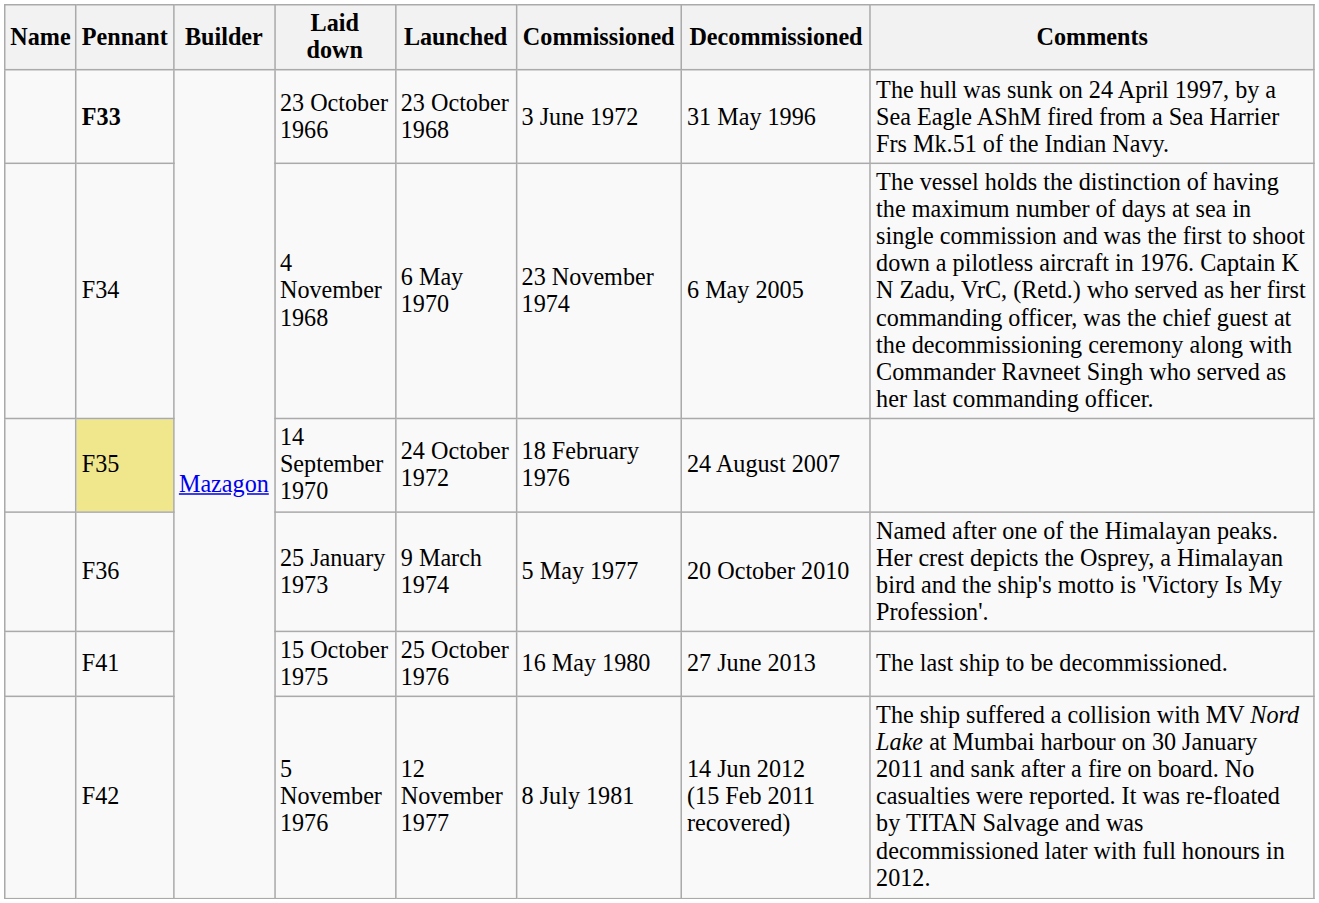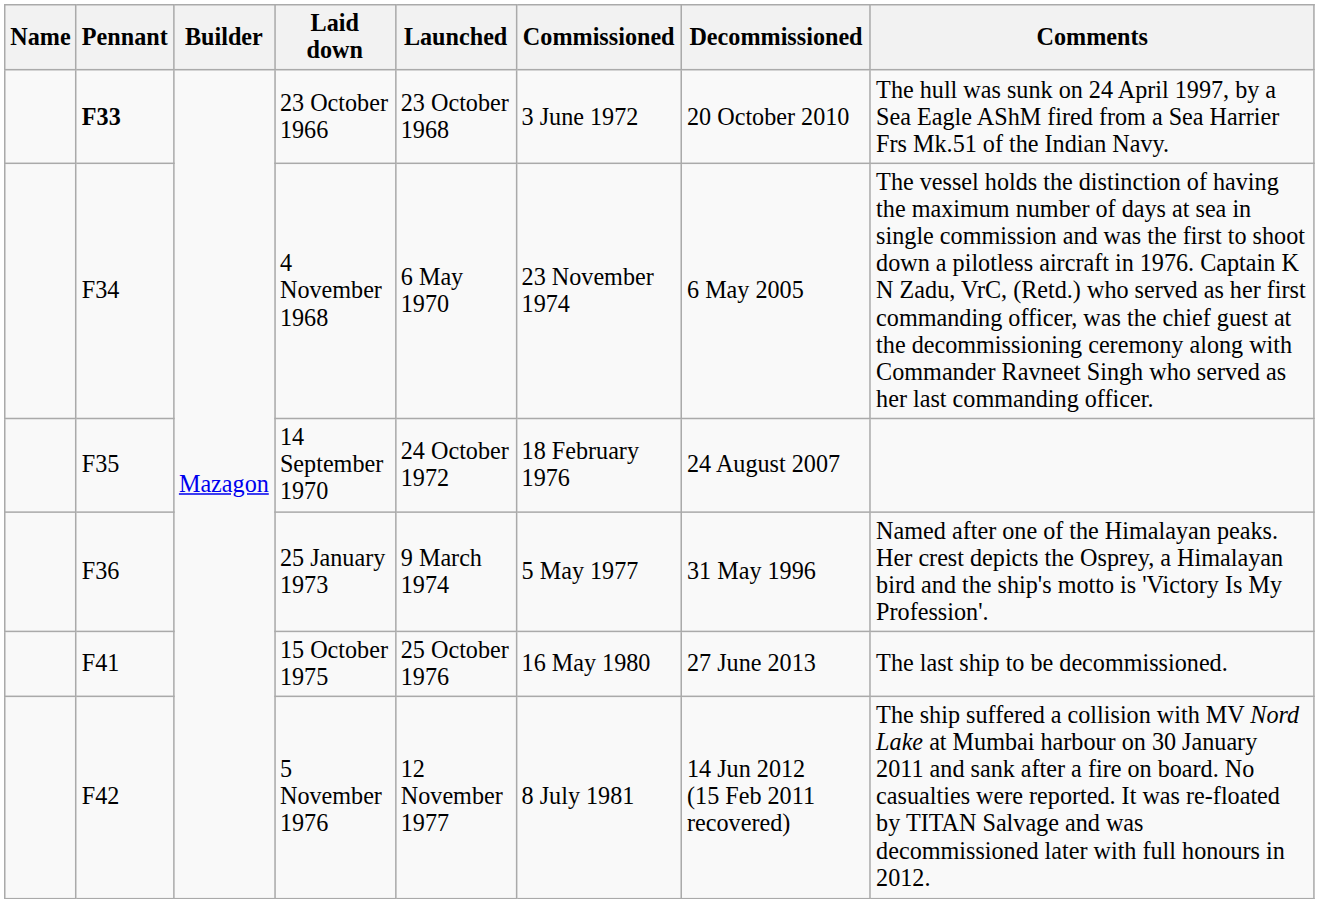(751, 116) 31 May 1996 -> (768, 116) 20 October 2010
(101, 464) khaki background -> (101, 464) no background
(768, 571) 20 October 2010 -> (751, 571) 31 May 1996
